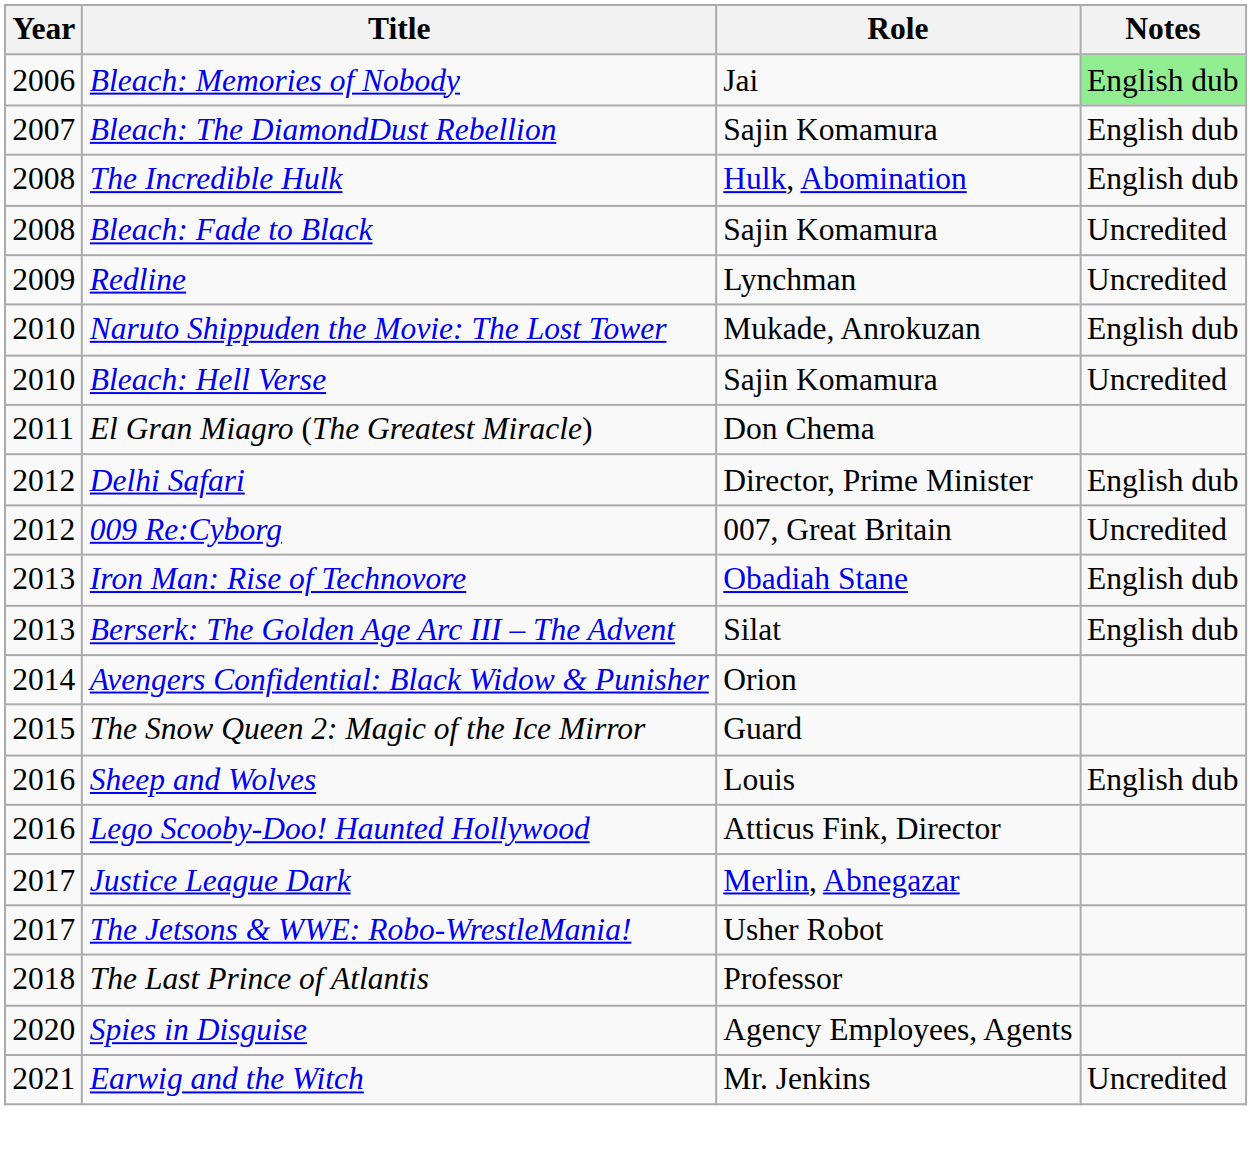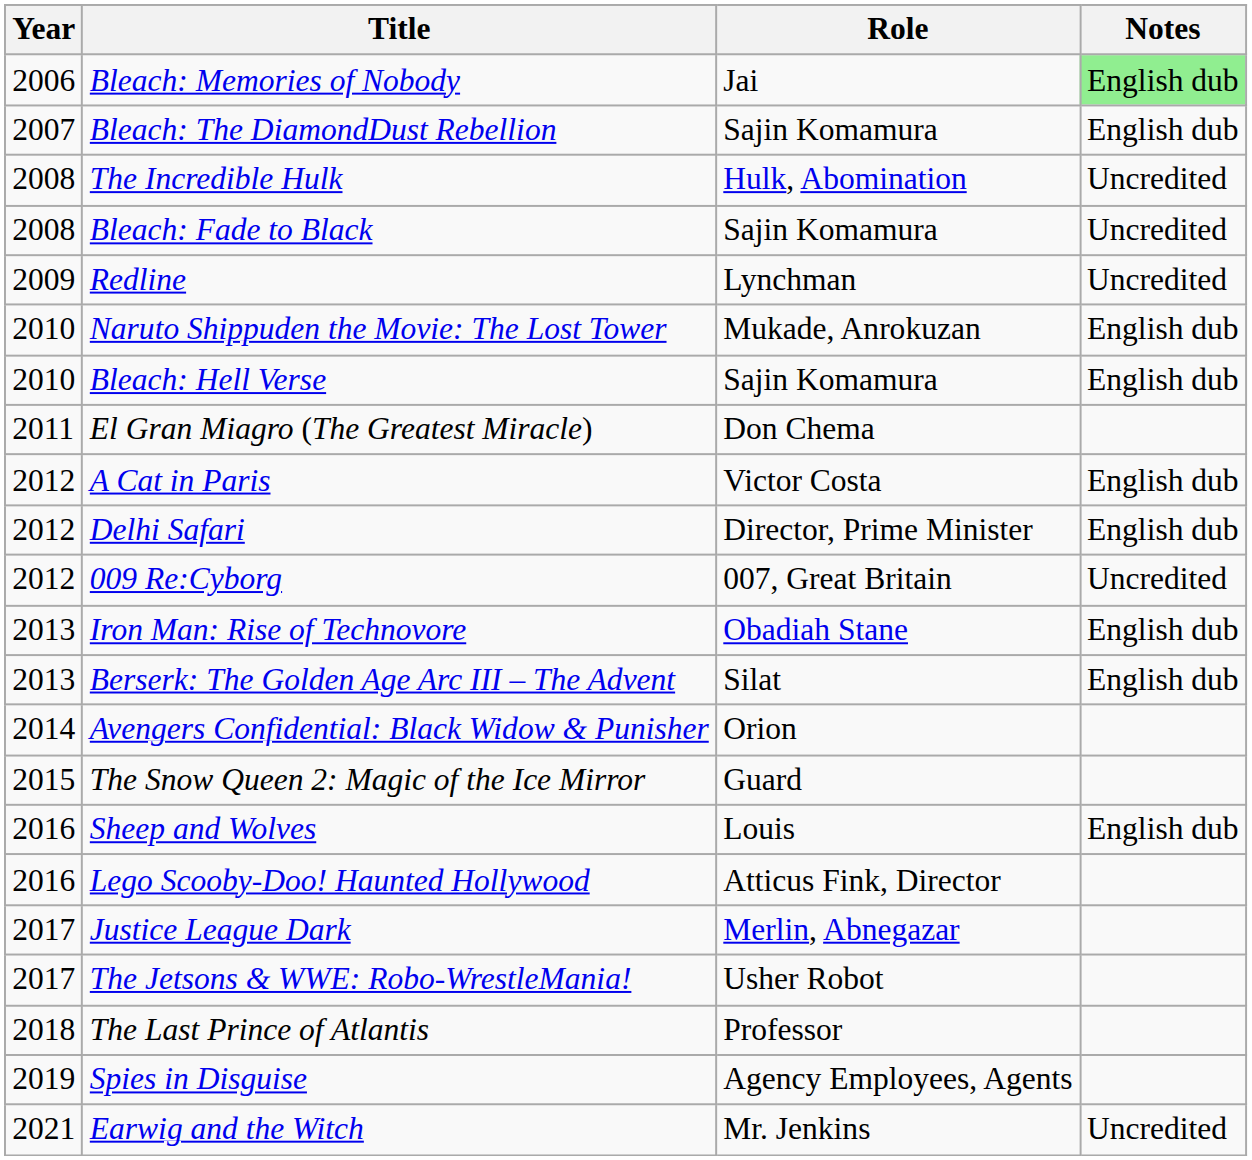(1163, 179) English dub -> (1157, 179) Uncredited
(1157, 379) Uncredited -> (1163, 379) English dub
+ row: (180, 479)
(44, 1029) 2020 -> (44, 1079) 2019
